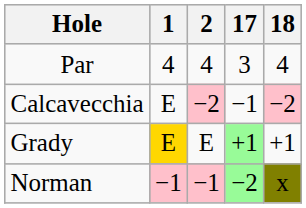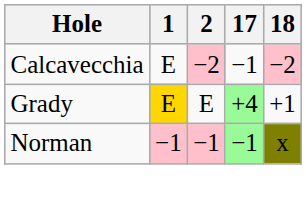- row: (77, 63)
(245, 143) +1 -> (245, 103) +4
(245, 182) −2 -> (245, 143) −1
